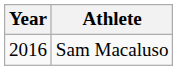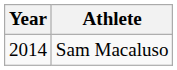(28, 49) 2016 -> (28, 49) 2014
